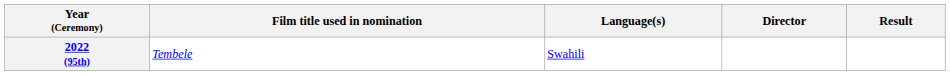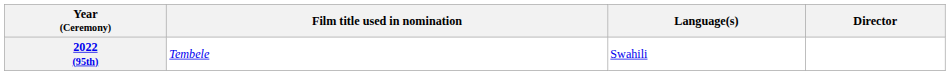- column: (896, 20)
